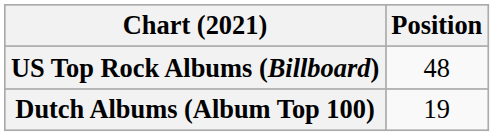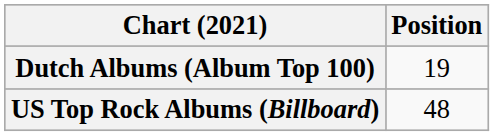rows swapped: (195, 109) <-> (195, 67)
